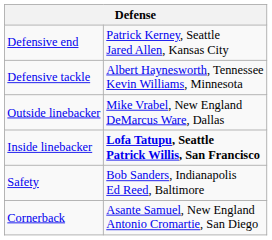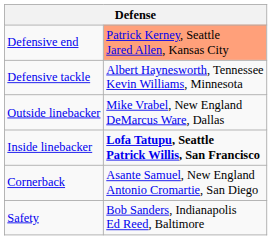(167, 42) no background -> (167, 42) lightsalmon background
rows swapped: (36, 218) <-> (23, 183)
